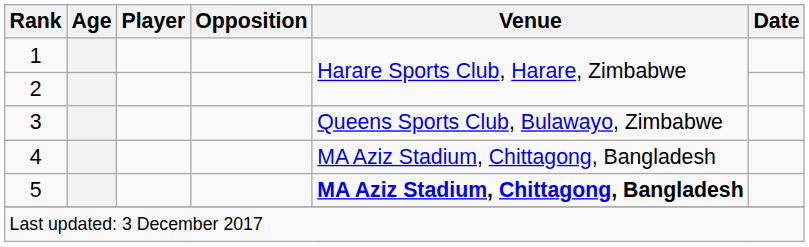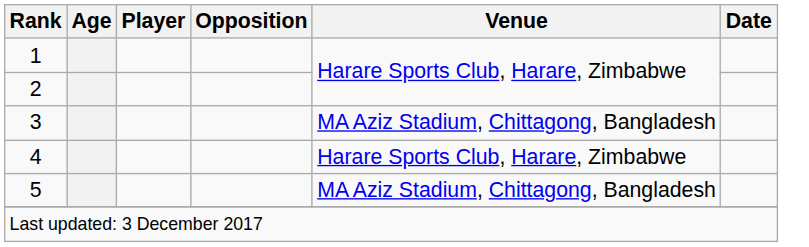(520, 122) Queens Sports Club, Bulawayo, Zimbabwe -> (517, 122) MA Aziz Stadium, Chittagong, Bangladesh
(517, 156) MA Aziz Stadium, Chittagong, Bangladesh -> (502, 156) Harare Sports Club, Harare, Zimbabwe
(530, 190) bold -> (517, 190) normal
